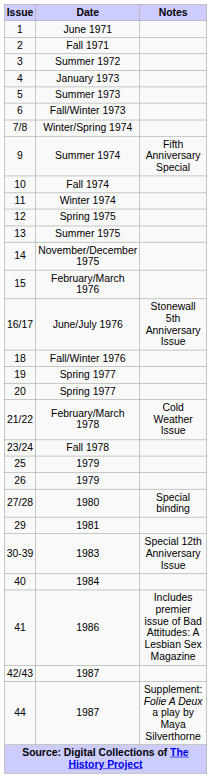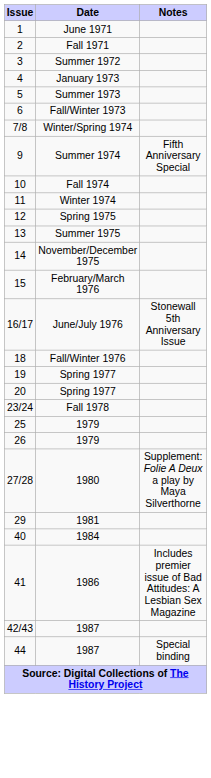- row: (20, 419)
(173, 503) Special binding -> (173, 480) Supplement: Folie A Deux a play by Maya Silverthorne
- row: (20, 553)
(173, 713) Supplement: Folie A Deux a play by Maya Silverthorne -> (173, 651) Special binding
